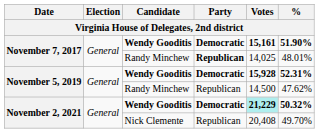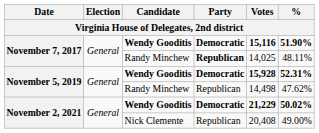(262, 43) 15,161 -> (263, 43) 15,116
(297, 58) 48.01% -> (297, 58) 48.11%
(262, 89) 14,500 -> (262, 89) 14,498
(262, 105) paleturquoise background -> (262, 105) no background
(296, 105) 50.32% -> (296, 105) 50.02%
(297, 120) 49.70% -> (297, 120) 49.00%
